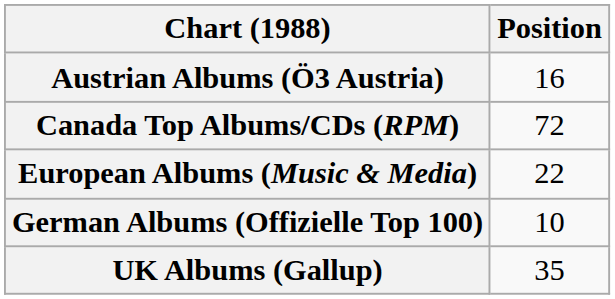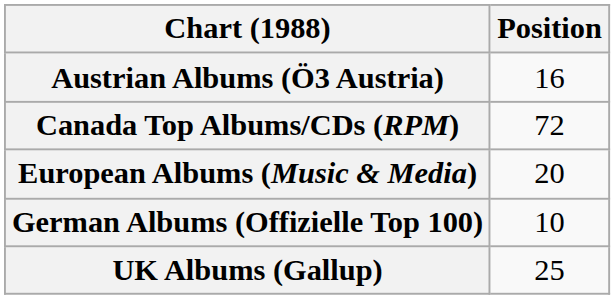(550, 173) 22 -> (550, 173) 20
(550, 269) 35 -> (550, 269) 25
